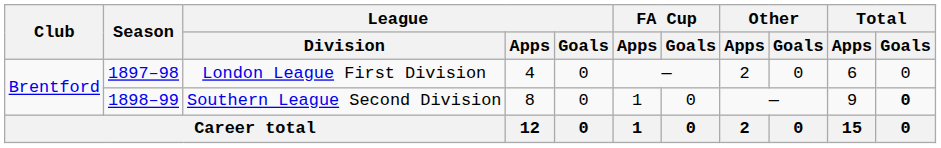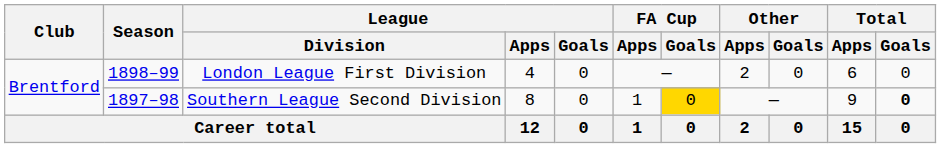(143, 74) 1897–98 -> (143, 74) 1898–99
(143, 101) 1898–99 -> (143, 101) 1897–98
(691, 101) no background -> (691, 101) gold background
